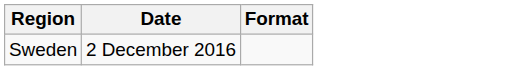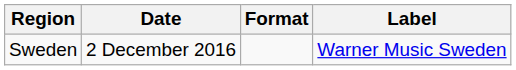+ column: (412, 19)
